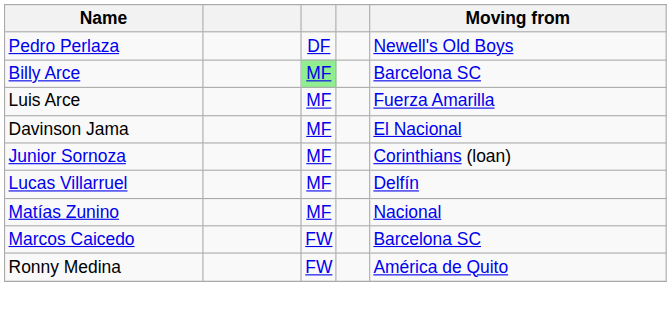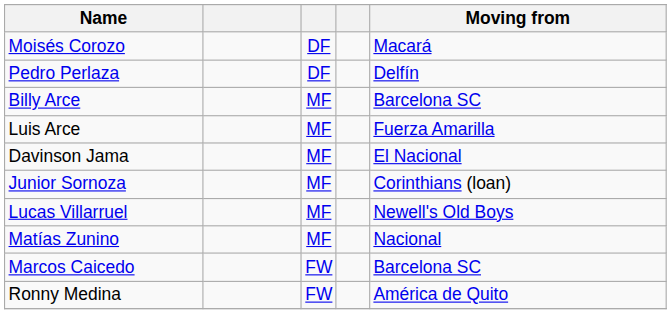+ row: (67, 45)
(443, 45) Newell's Old Boys -> (396, 73) Delfín
(319, 73) lightgreen background -> (319, 101) no background
(396, 184) Delfín -> (443, 211) Newell's Old Boys
